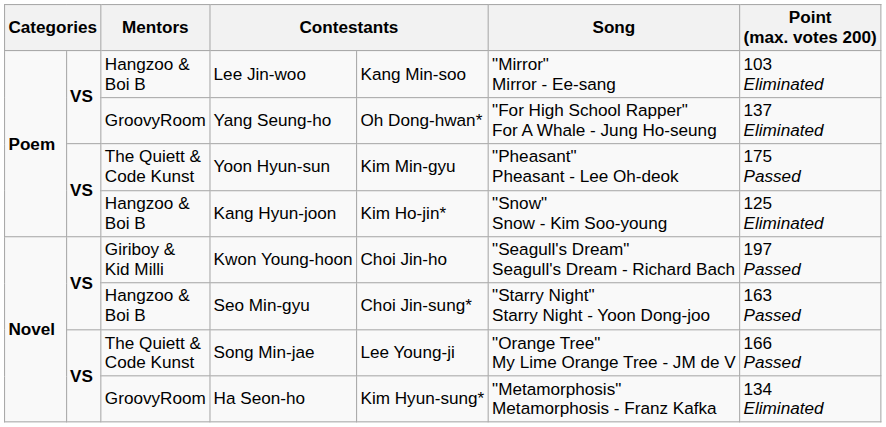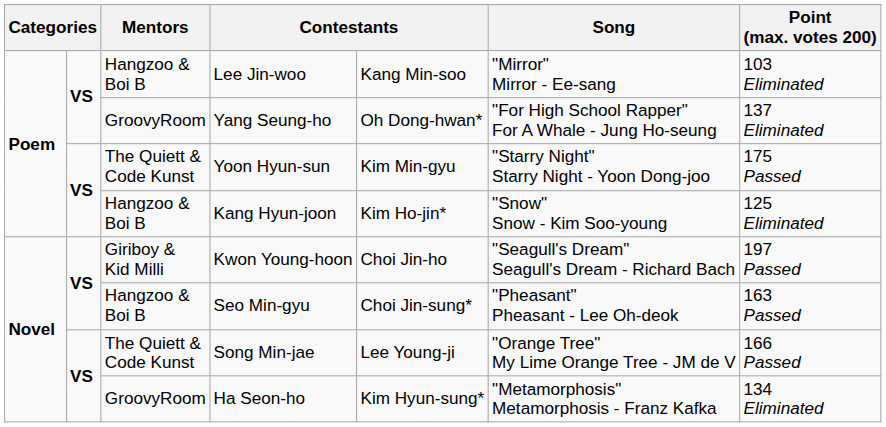(585, 166) "Pheasant" Pheasant - Lee Oh-deok -> (601, 166) "Starry Night" Starry Night - Yoon Dong-joo
(601, 306) "Starry Night" Starry Night - Yoon Dong-joo -> (585, 306) "Pheasant" Pheasant - Lee Oh-deok
